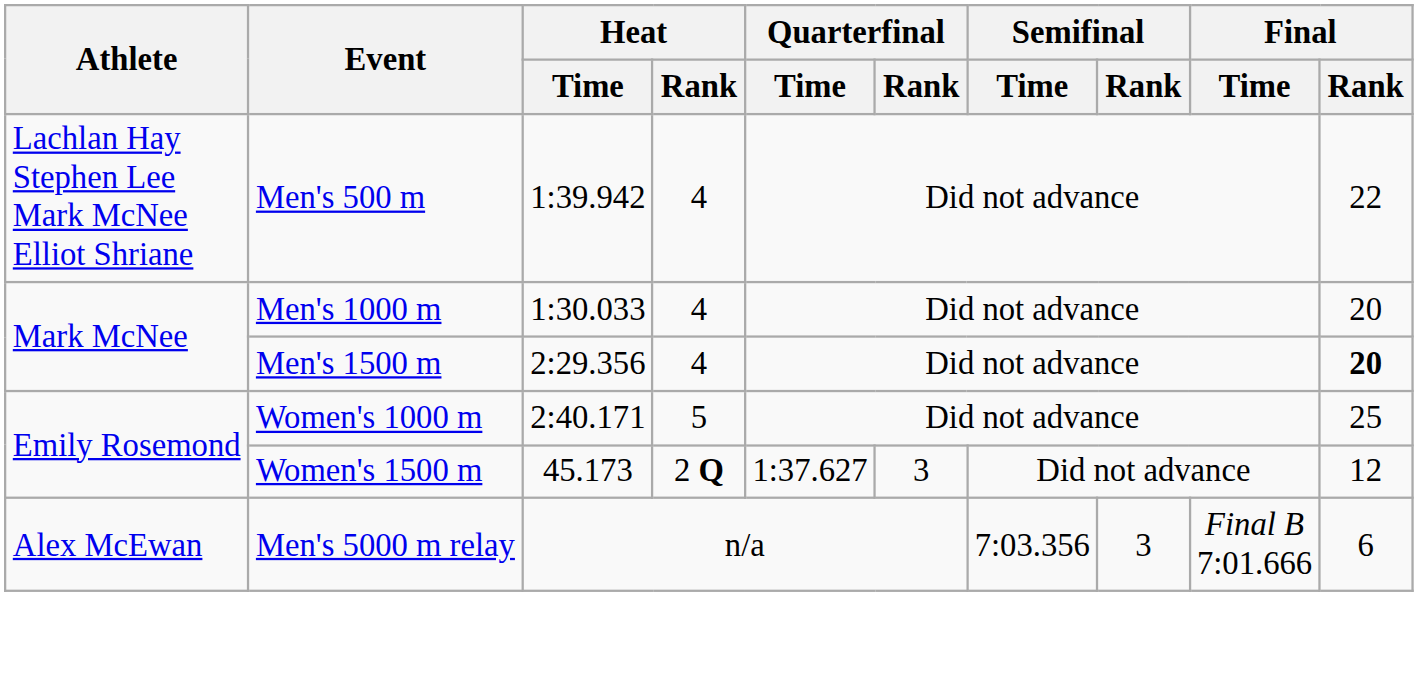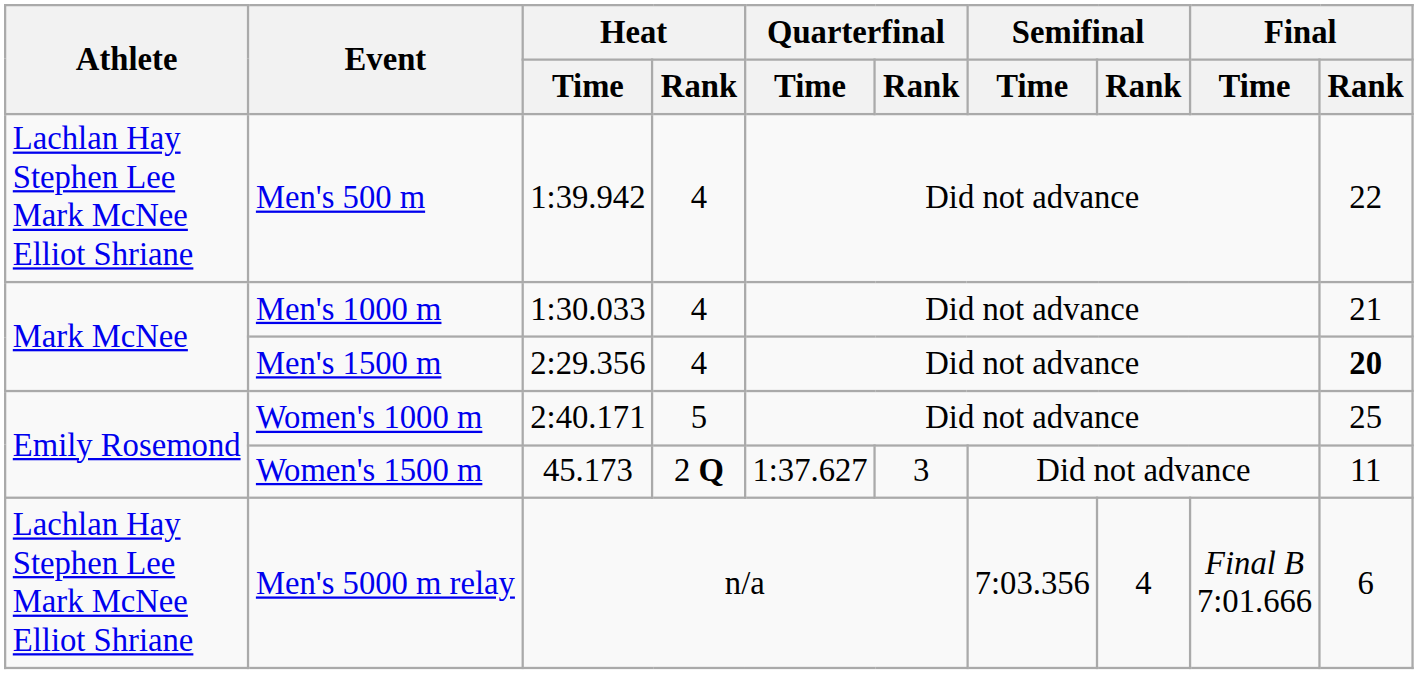(1366, 309) 20 -> (1366, 309) 21
(1366, 471) 12 -> (1366, 471) 11
(108, 544) Alex McEwan -> (103, 582) Lachlan Hay Stephen Lee Mark McNee Elliot Shriane
(1143, 544) 3 -> (1143, 582) 4
